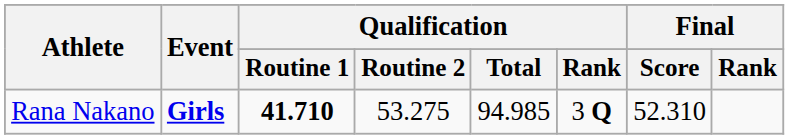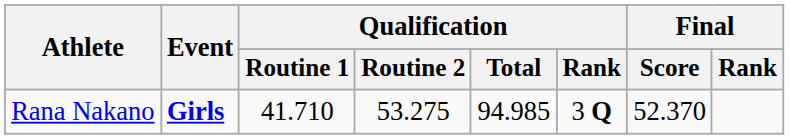(297, 111) bold -> (297, 111) normal
(670, 111) 52.310 -> (670, 111) 52.370
